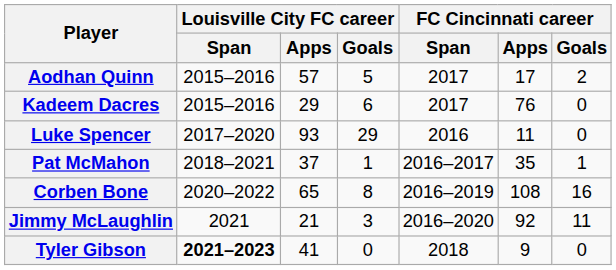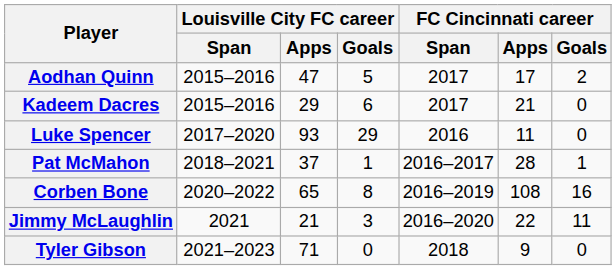(309, 76) 57 -> (309, 76) 47
(525, 105) 76 -> (525, 105) 21
(525, 163) 35 -> (525, 163) 28
(525, 221) 92 -> (525, 221) 22
(229, 250) bold -> (229, 250) normal
(309, 250) 41 -> (309, 250) 71
